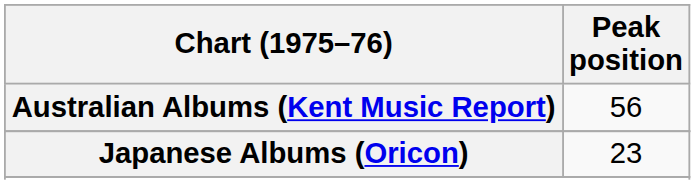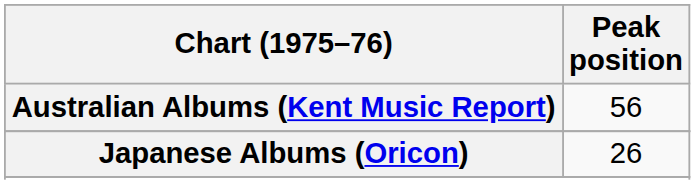(626, 153) 23 -> (626, 153) 26
